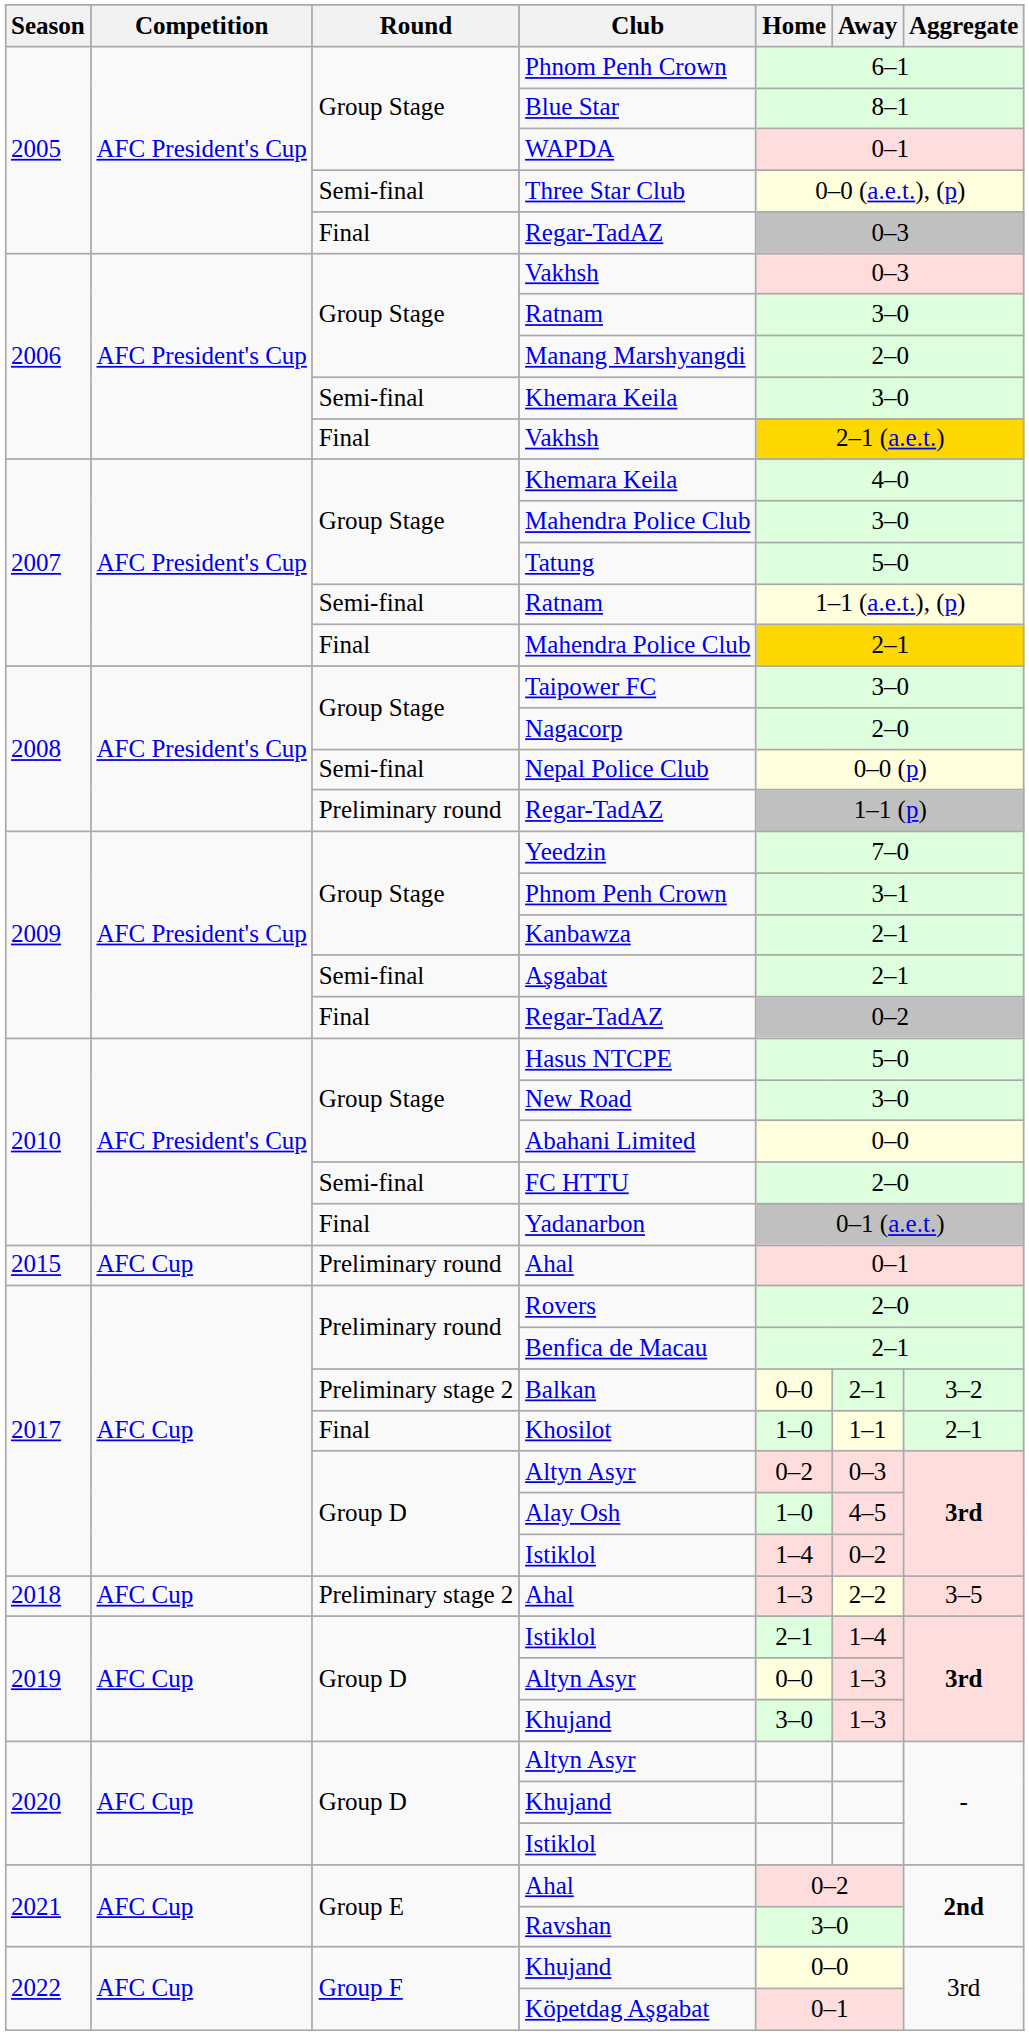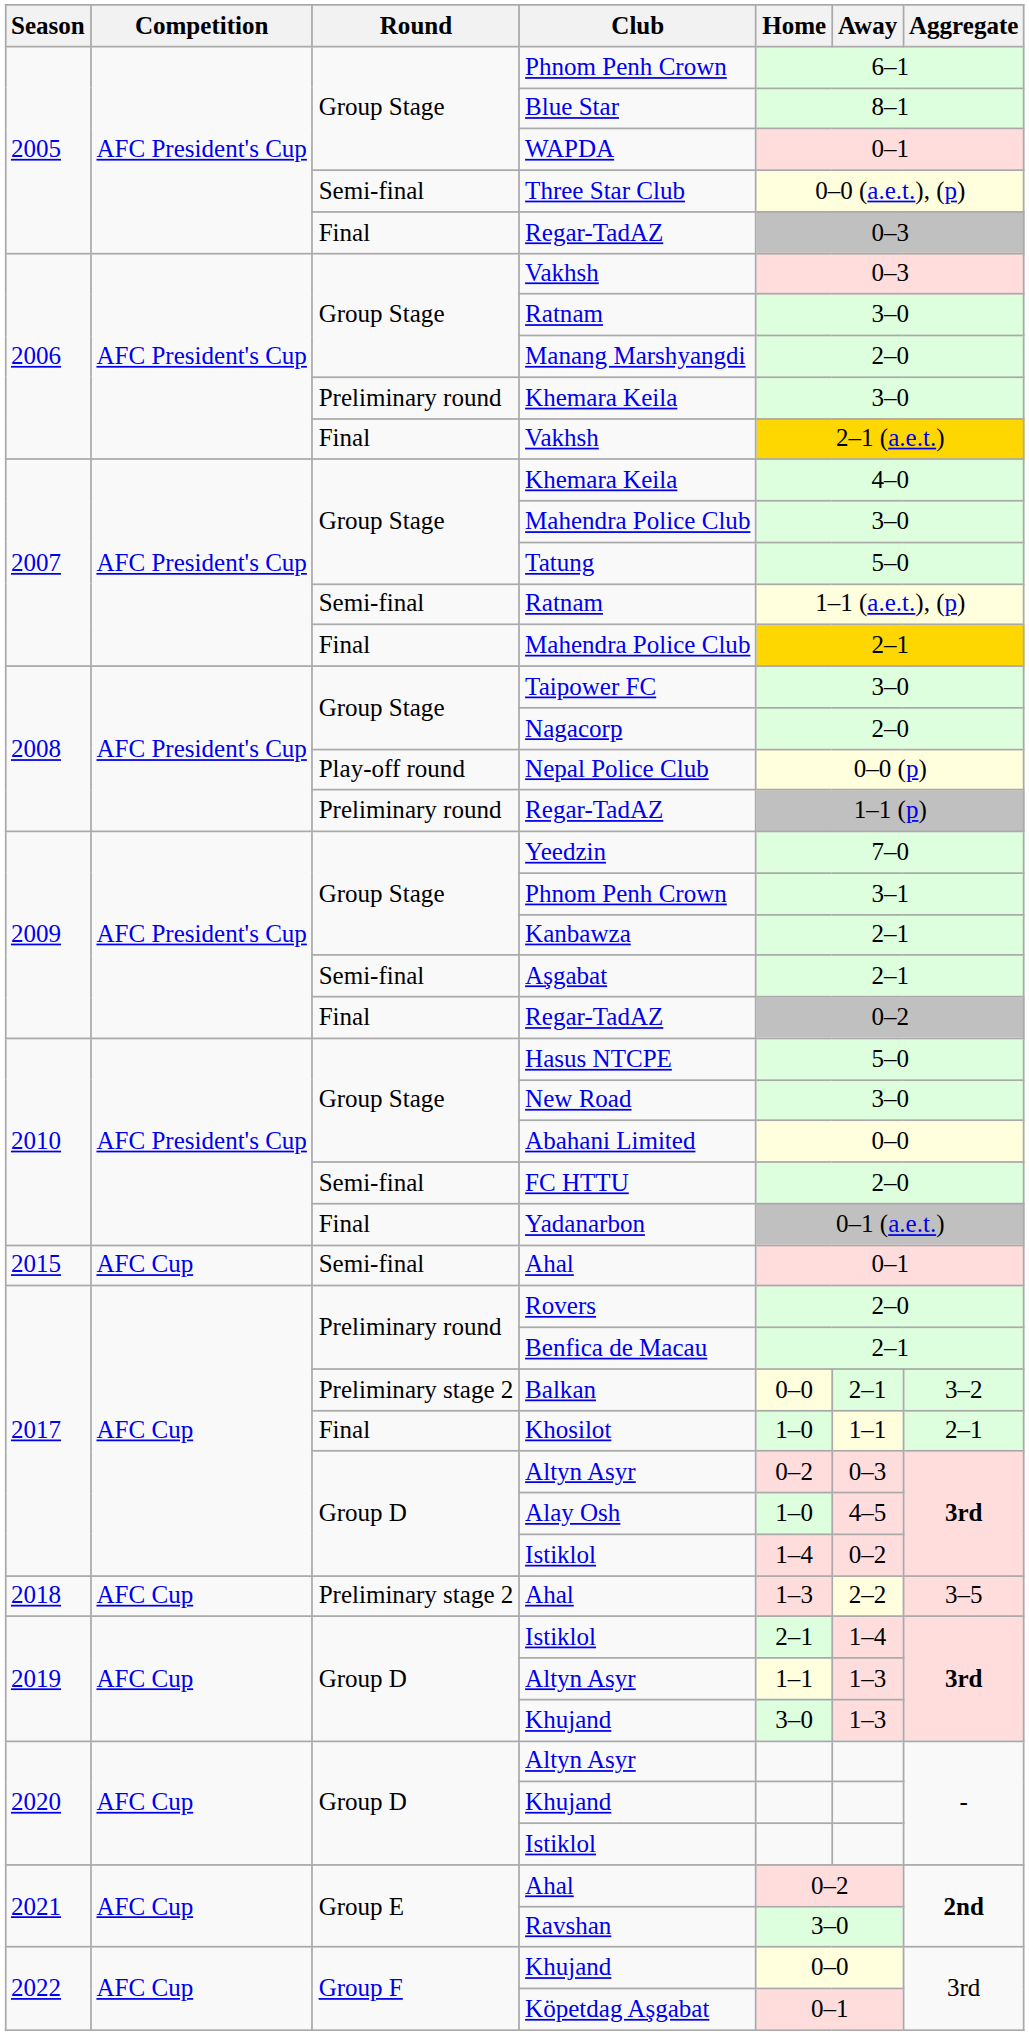(371, 397) Semi-final -> (410, 397) Preliminary round
(371, 769) Semi-final -> (392, 769) Play-off round
(410, 1264) Preliminary round -> (371, 1264) Semi-final
(794, 1678) 0–0 -> (794, 1678) 1–1
